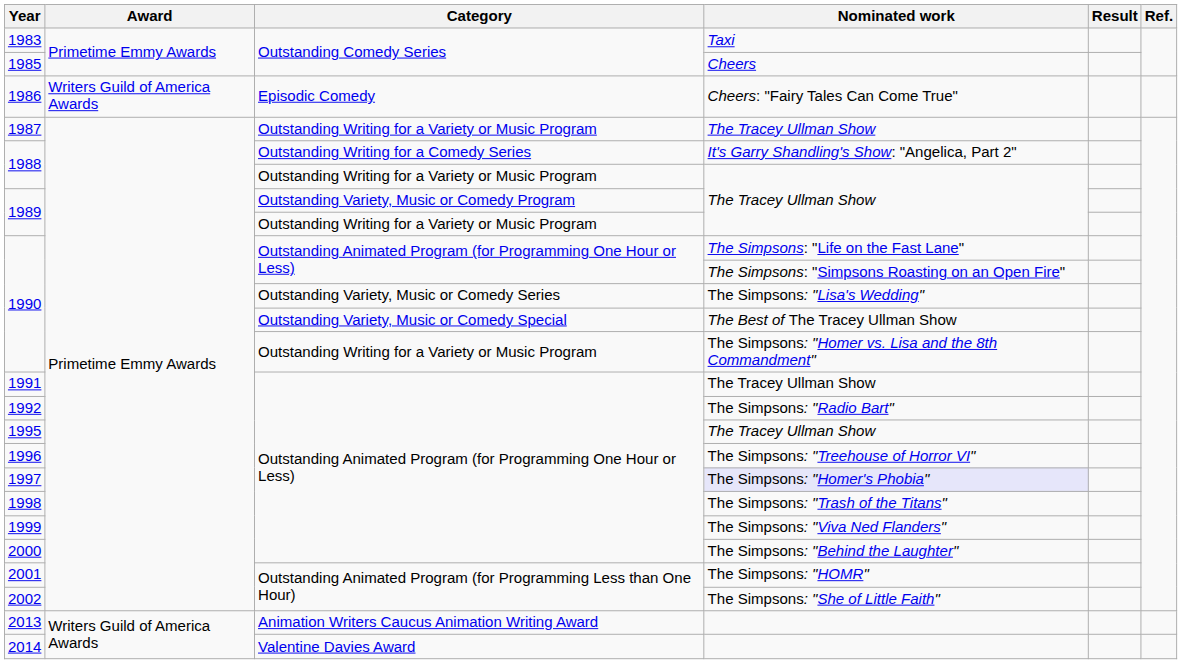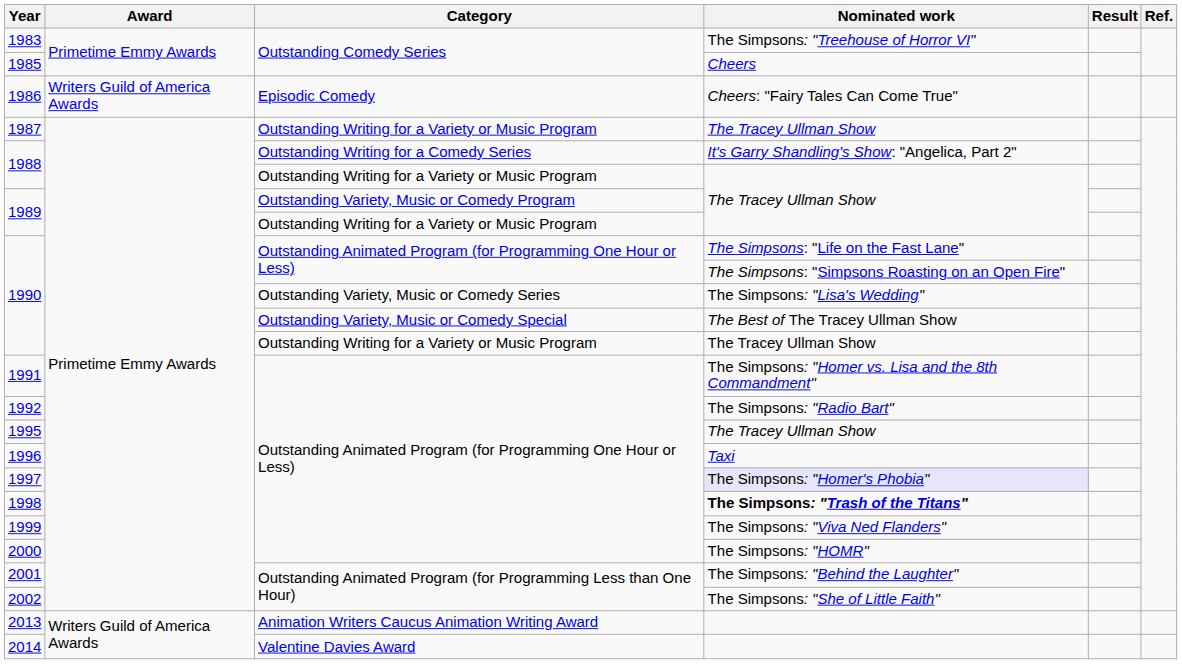(721, 40) Taxi -> (842, 40) The Simpsons: "Treehouse of Horror VI"
(852, 351) The Simpsons: "Homer vs. Lisa and the 8th Commandment" -> (792, 343) The Tracey Ullman Show
(792, 384) The Tracey Ullman Show -> (852, 375) The Simpsons: "Homer vs. Lisa and the 8th Commandment"
(842, 455) The Simpsons: "Treehouse of Horror VI" -> (721, 455) Taxi
(827, 503) normal -> (838, 503) bold
(833, 551) The Simpsons: "Behind the Laughter" -> (788, 551) The Simpsons: "HOMR"
(788, 575) The Simpsons: "HOMR" -> (833, 575) The Simpsons: "Behind the Laughter"
